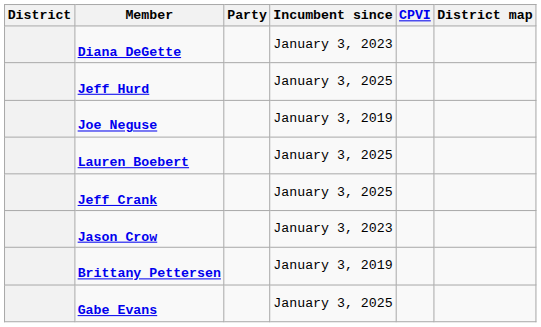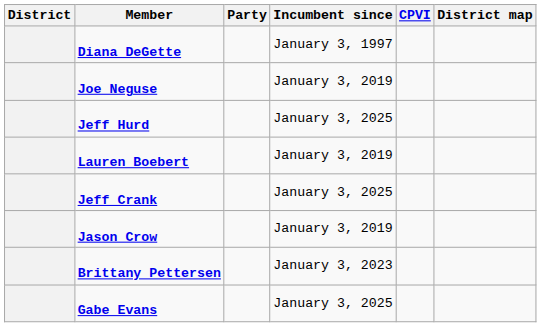(333, 45) January 3, 2023 -> (333, 45) January 3, 1997
rows swapped: (117, 126) <-> (113, 89)
(333, 155) January 3, 2025 -> (333, 155) January 3, 2019
(333, 229) January 3, 2023 -> (333, 229) January 3, 2019
(333, 266) January 3, 2019 -> (333, 266) January 3, 2023
